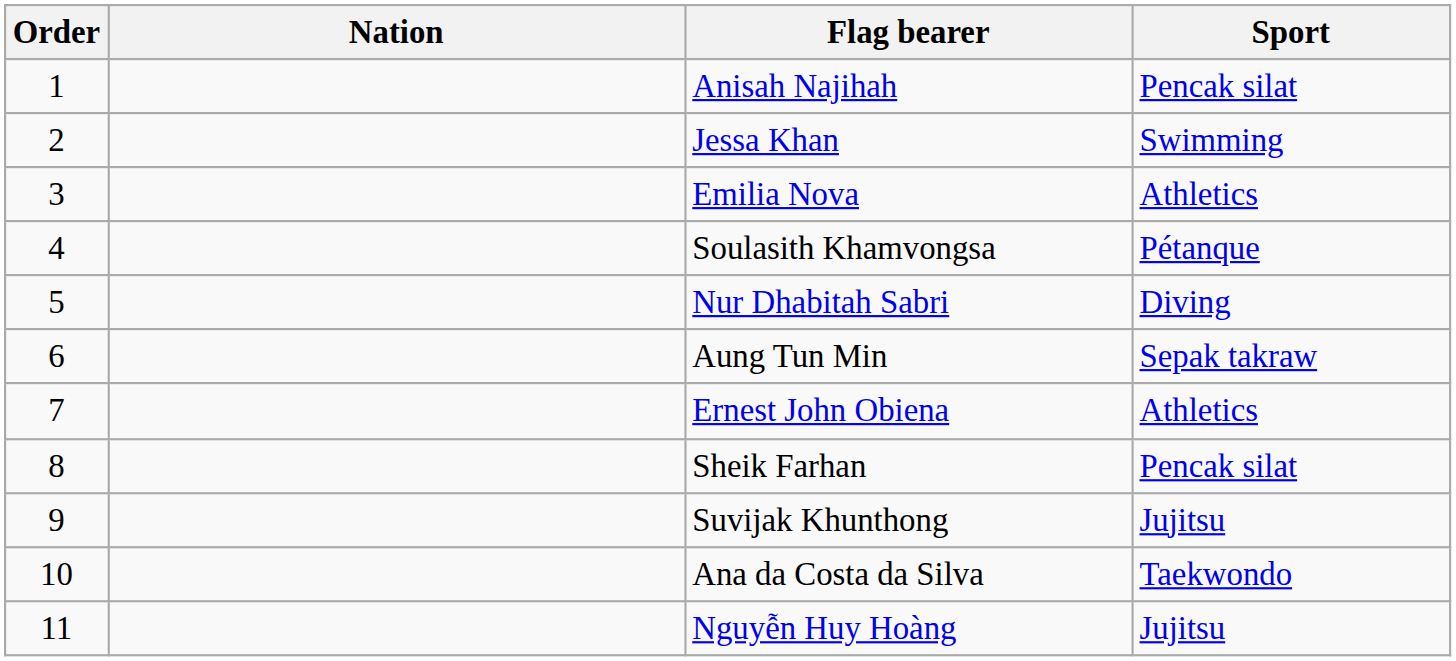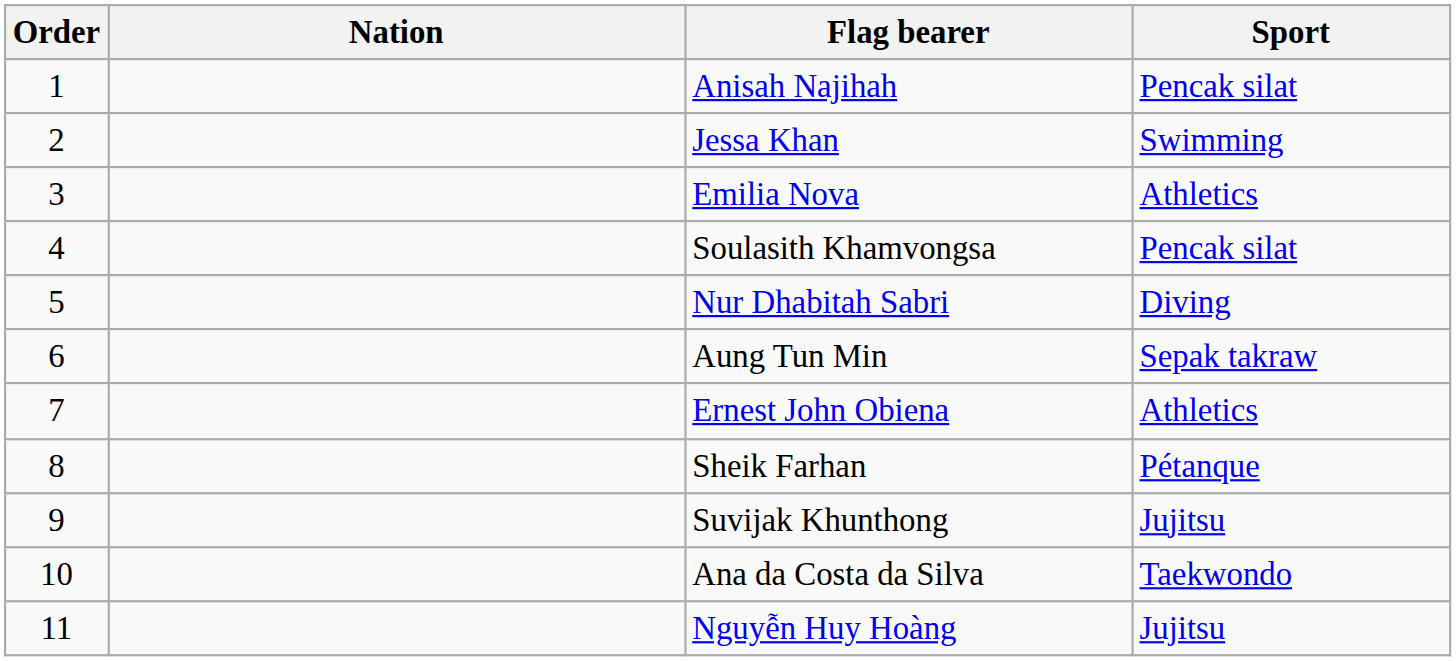(1200, 248) Pétanque -> (1218, 248) Pencak silat
(1218, 464) Pencak silat -> (1200, 464) Pétanque
